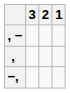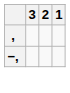- row: (15, 35)
